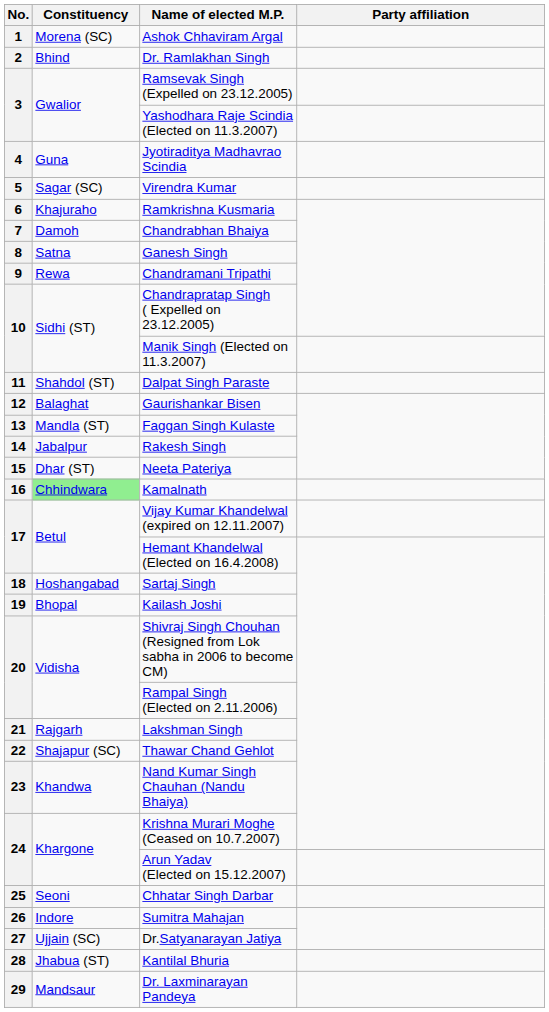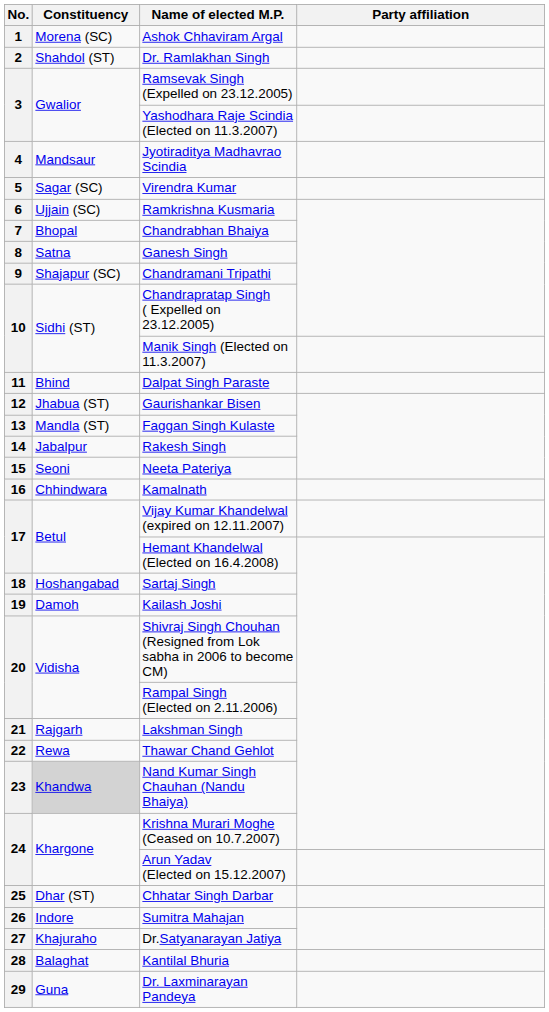(53, 57) Bhind -> (75, 57) Shahdol (ST)
(52, 159) Guna -> (65, 159) Mandsaur
(66, 209) Khajuraho -> (68, 209) Ujjain (SC)
(57, 231) Damoh -> (56, 231) Bhopal
(53, 273) Rewa -> (78, 273) Shajapur (SC)
(75, 382) Shahdol (ST) -> (53, 382) Bhind
(62, 404) Balaghat -> (72, 404) Jhabua (ST)
(65, 468) Dhar (ST) -> (53, 468) Seoni
(71, 489) lightgreen background -> (71, 489) no background
(56, 605) Bhopal -> (57, 605) Damoh
(78, 750) Shajapur (SC) -> (53, 750) Rewa
(63, 787) no background -> (63, 787) lightgrey background
(53, 896) Seoni -> (65, 896) Dhar (ST)
(68, 939) Ujjain (SC) -> (66, 939) Khajuraho
(72, 960) Jhabua (ST) -> (62, 960) Balaghat
(65, 989) Mandsaur -> (52, 989) Guna
